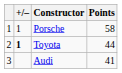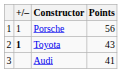(110, 28) 58 -> (110, 28) 56
(110, 44) 44 -> (110, 44) 43
